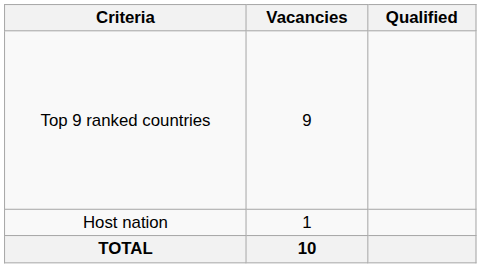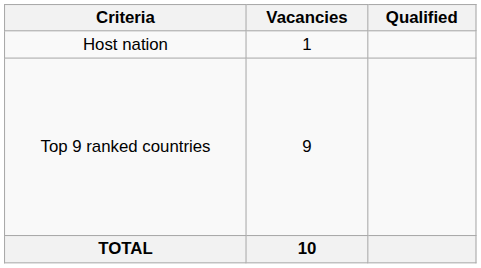rows swapped: (125, 222) <-> (125, 120)
